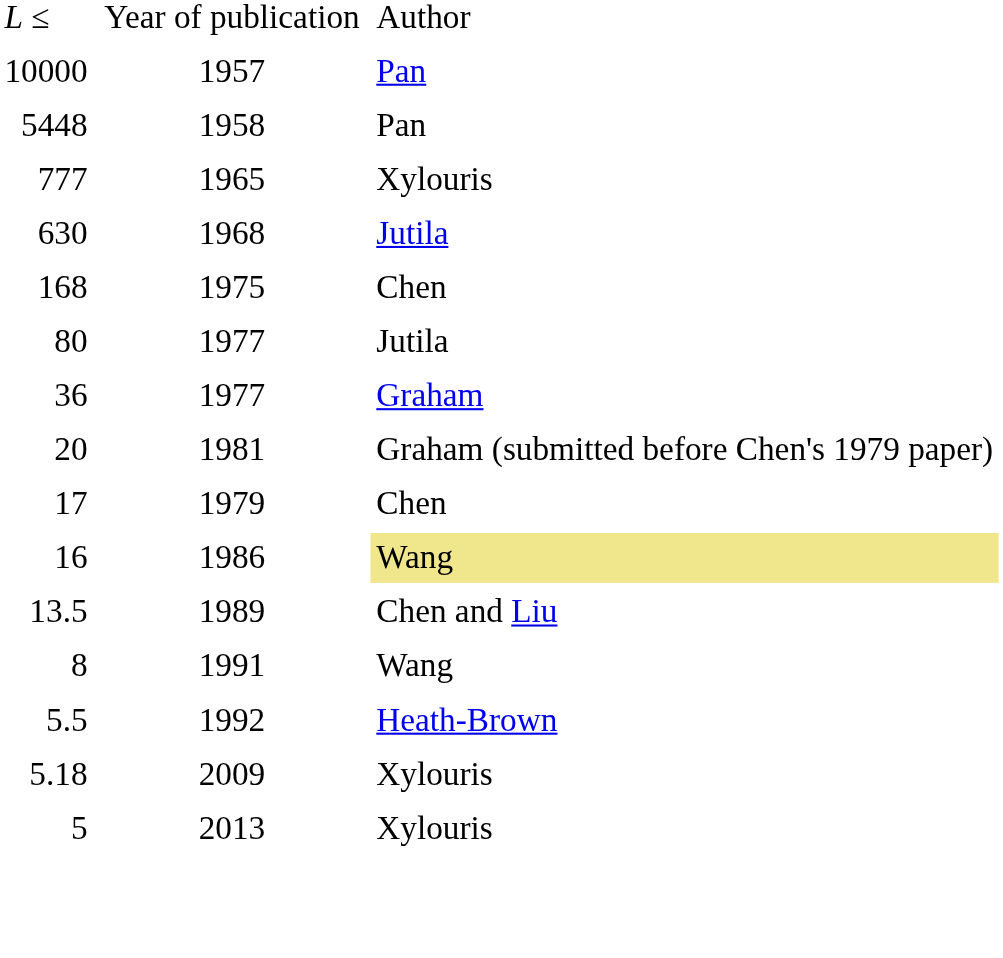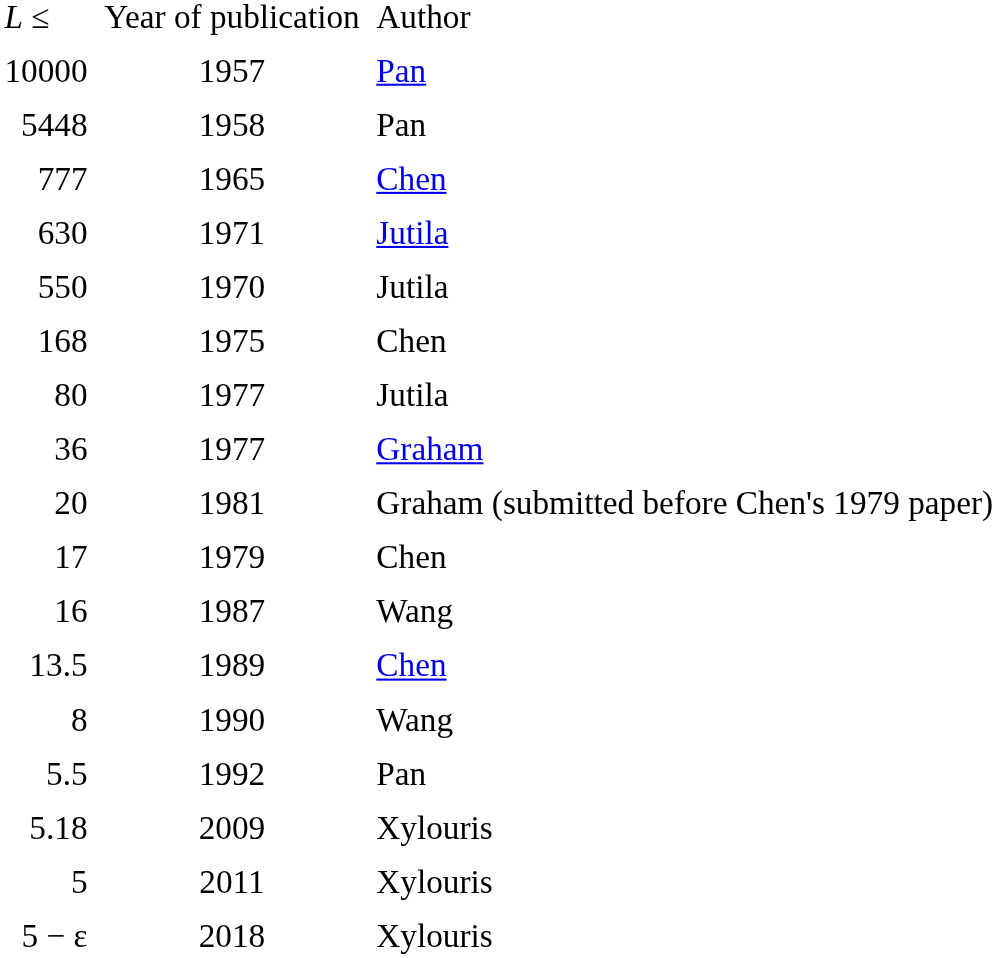(435, 178) Xylouris -> (411, 178) Chen
(232, 232) 1968 -> (232, 232) 1971
+ row: (63, 286)
(232, 557) 1986 -> (232, 611) 1987
(415, 557) khaki background -> (415, 611) no background
(467, 611) Chen and Liu -> (411, 665) Chen
(232, 665) 1991 -> (232, 719) 1990
(467, 719) Heath-Brown -> (401, 773) Pan
(232, 827) 2013 -> (232, 881) 2011
+ row: (55, 935)
